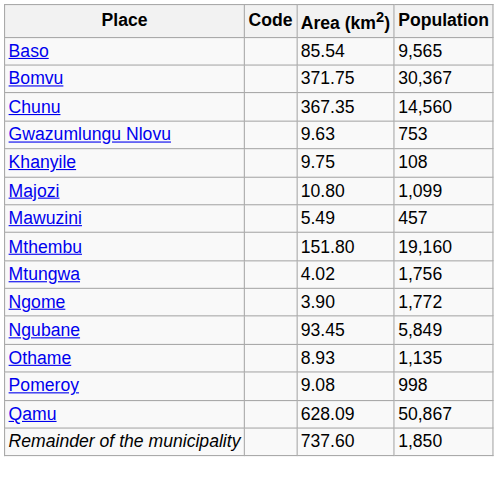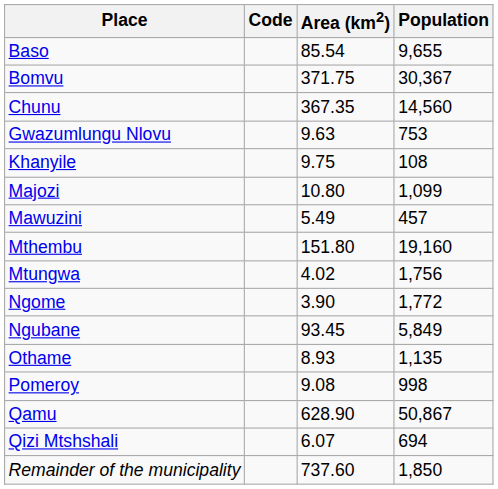(420, 51) 9,565 -> (420, 51) 9,655
(328, 413) 628.09 -> (328, 413) 628.90
+ row: (63, 441)
